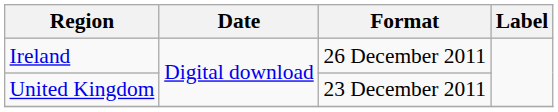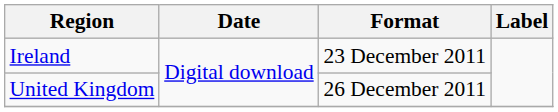(405, 55) 26 December 2011 -> (405, 55) 23 December 2011
(405, 89) 23 December 2011 -> (405, 89) 26 December 2011
